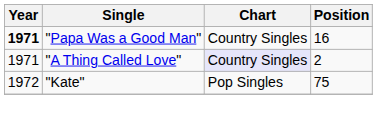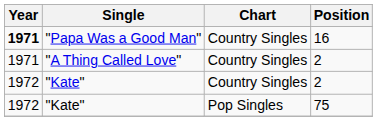(258, 60) lavender background -> (258, 60) no background
+ row: (65, 82)
